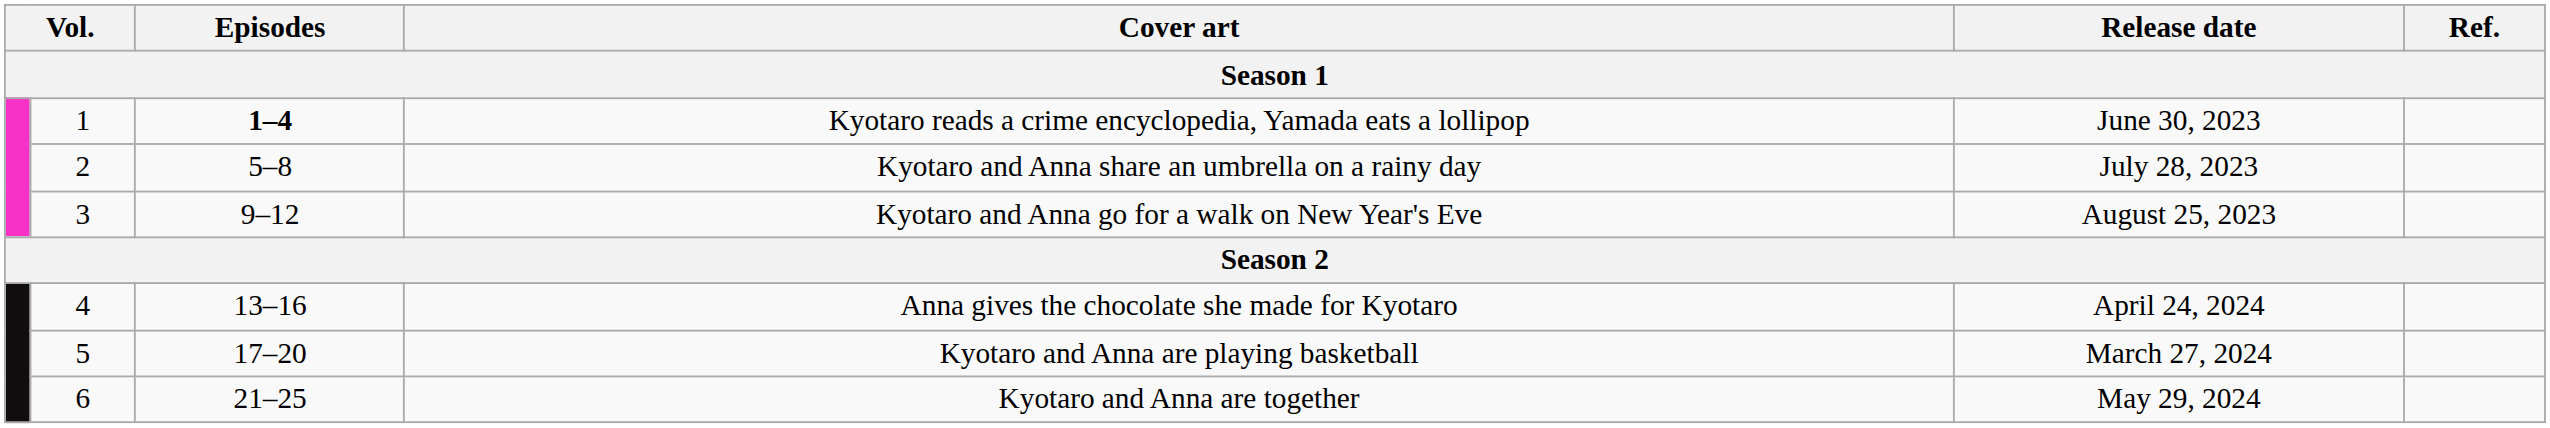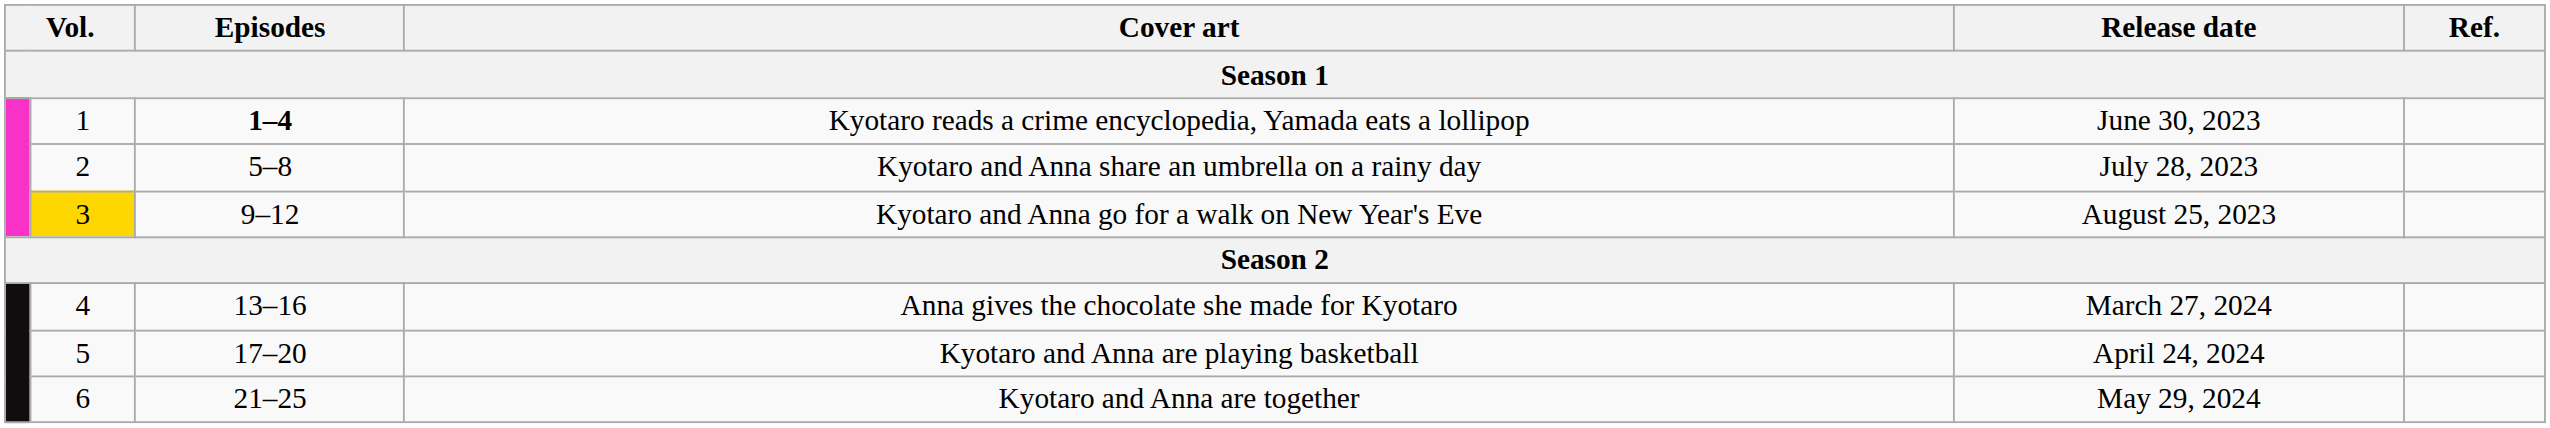(83, 213) no background -> (83, 213) gold background
(2179, 306) April 24, 2024 -> (2179, 306) March 27, 2024
(2179, 352) March 27, 2024 -> (2179, 352) April 24, 2024
